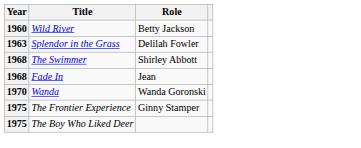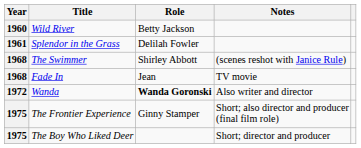+ column: (282, 12)
(17, 44) 1963 -> (17, 44) 1961
(17, 92) 1970 -> (17, 92) 1972
(172, 92) normal -> (175, 92) bold
